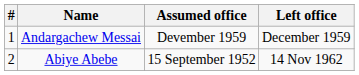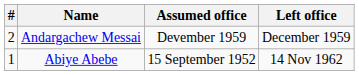(11, 37) 1 -> (11, 37) 2
(11, 59) 2 -> (11, 59) 1
